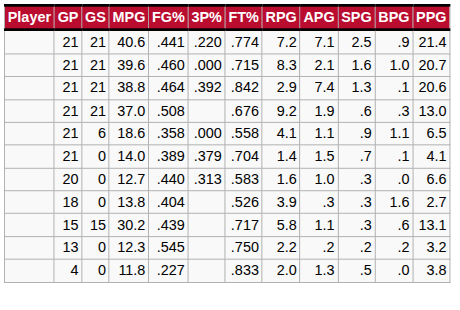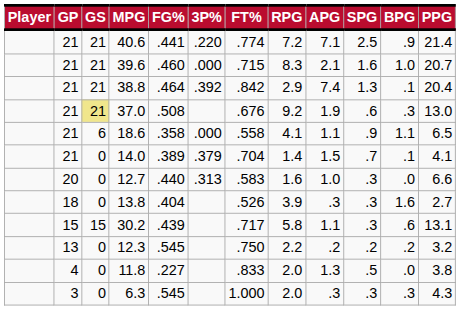(433, 88) 20.6 -> (438, 88) 20.4
(98, 110) no background -> (98, 110) khaki background
+ row: (135, 293)
